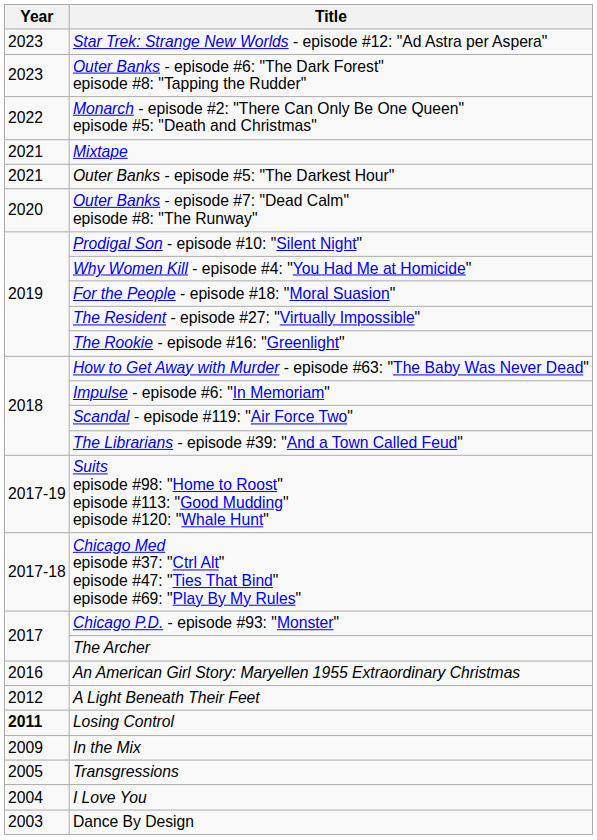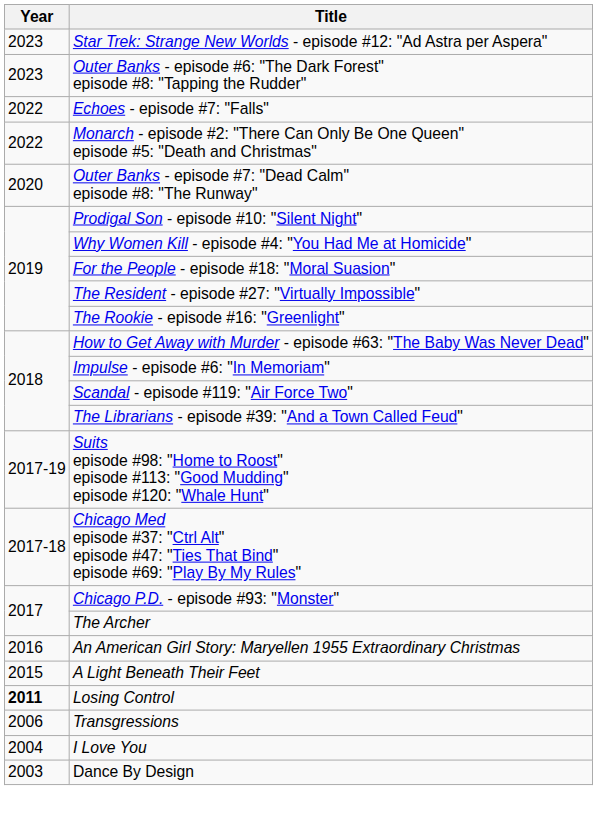+ row: (171, 109)
- row: (100, 151)
- row: (234, 176)
(26, 697) 2012 -> (26, 673) 2015
- row: (107, 747)
(26, 772) 2005 -> (26, 722) 2006
